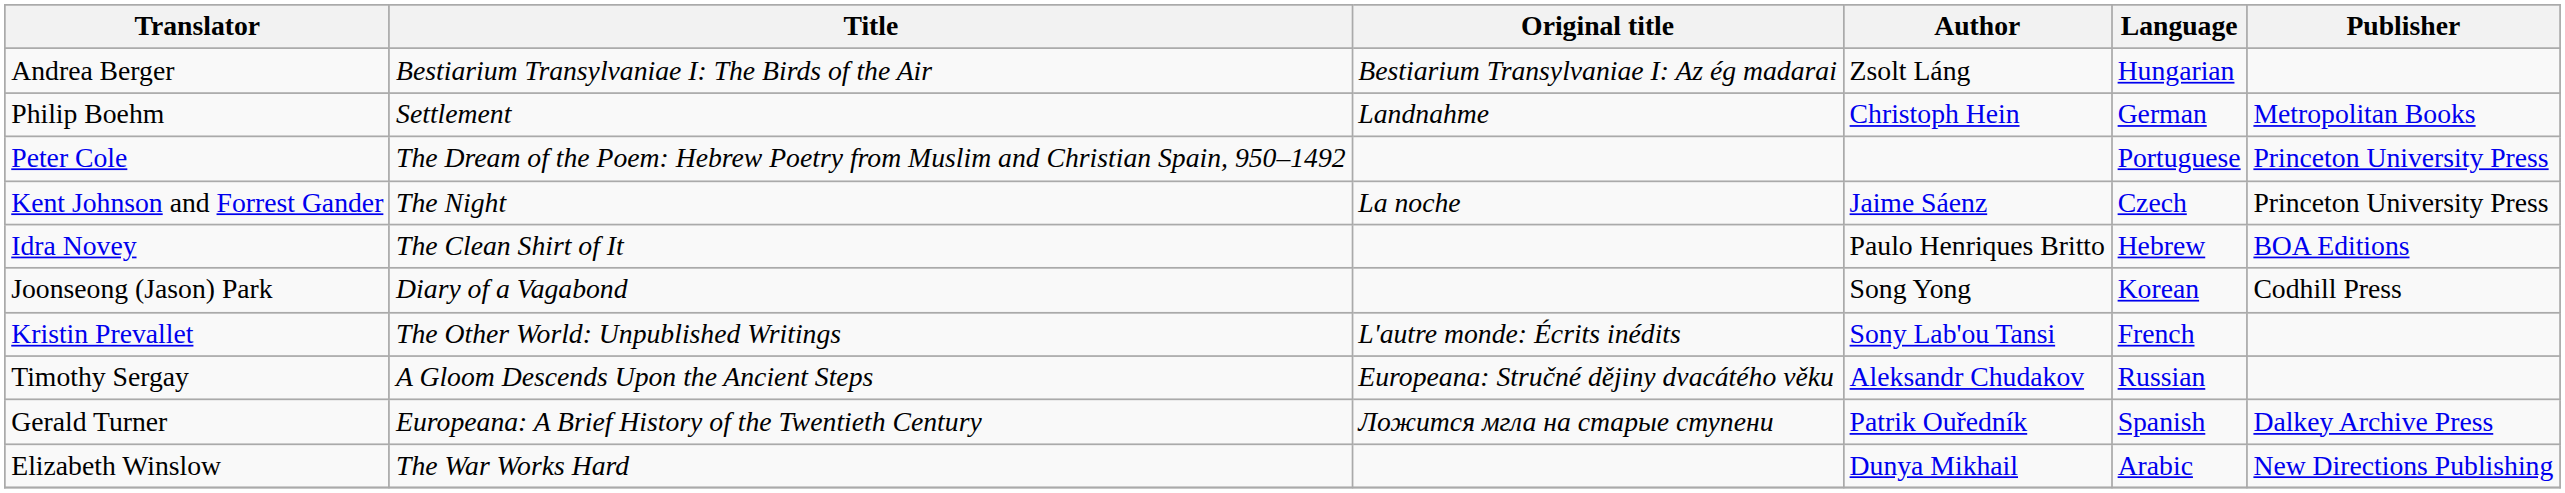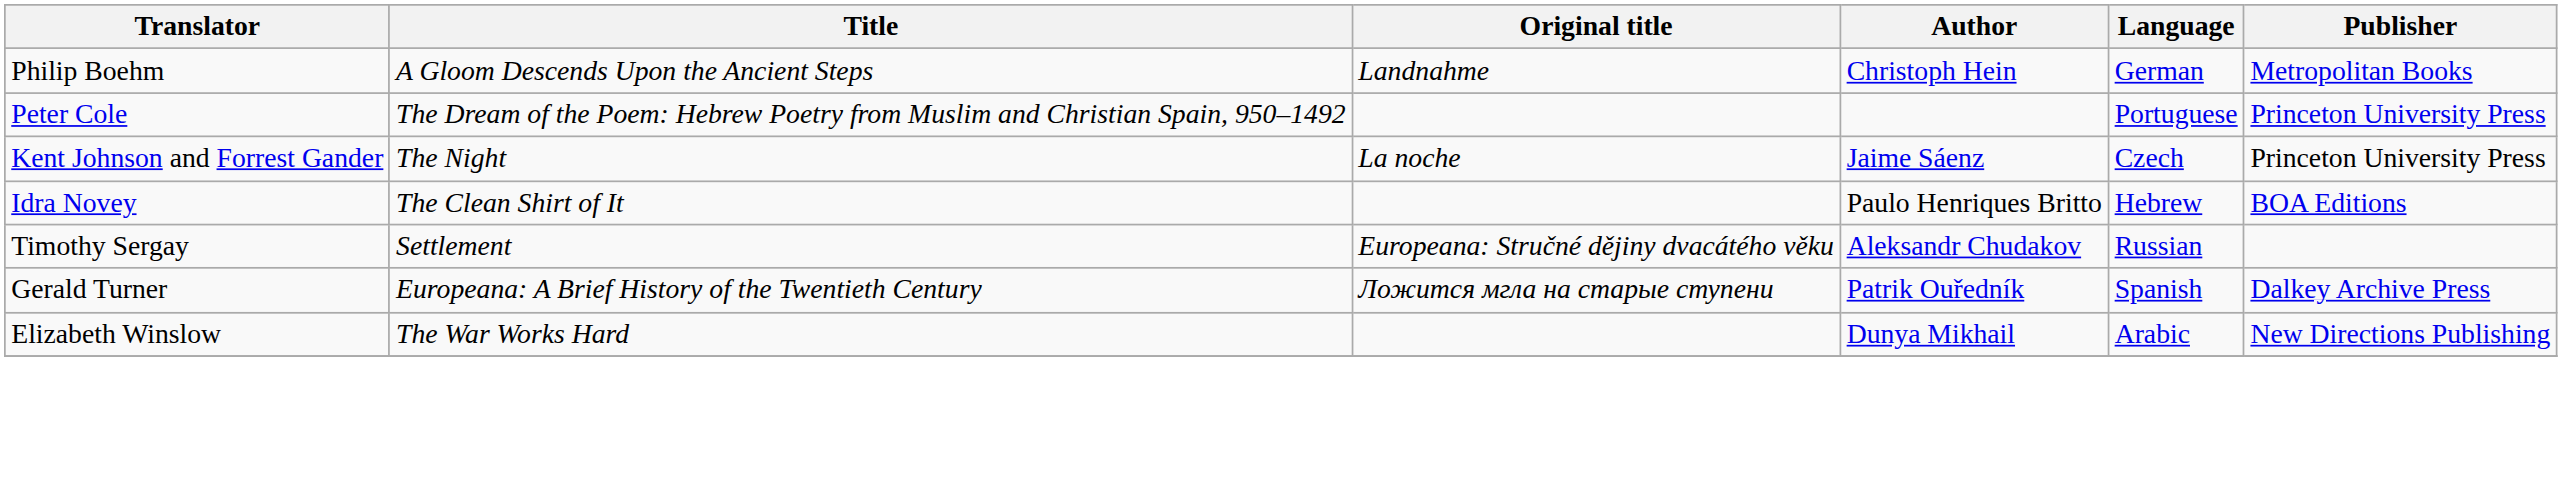- row: (93, 70)
(454, 114) Settlement -> (635, 70) A Gloom Descends Upon the Ancient Steps
- row: (142, 289)
- row: (102, 333)
(635, 377) A Gloom Descends Upon the Ancient Steps -> (454, 245) Settlement
